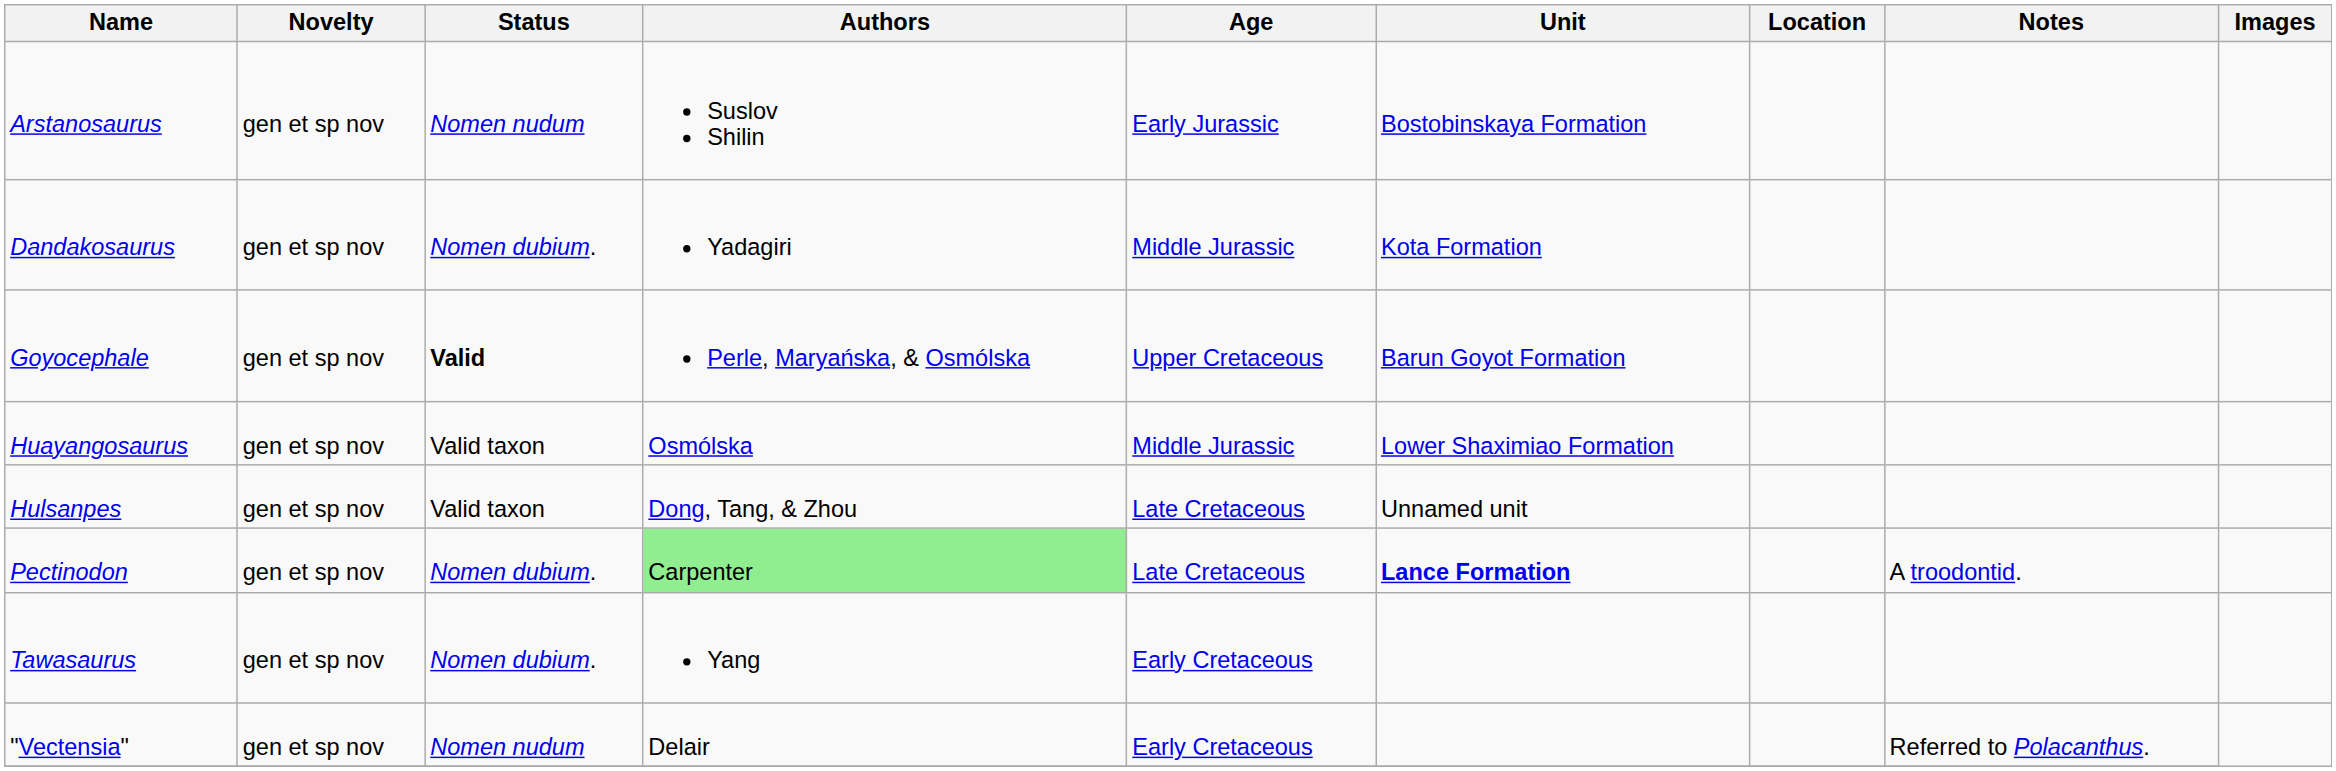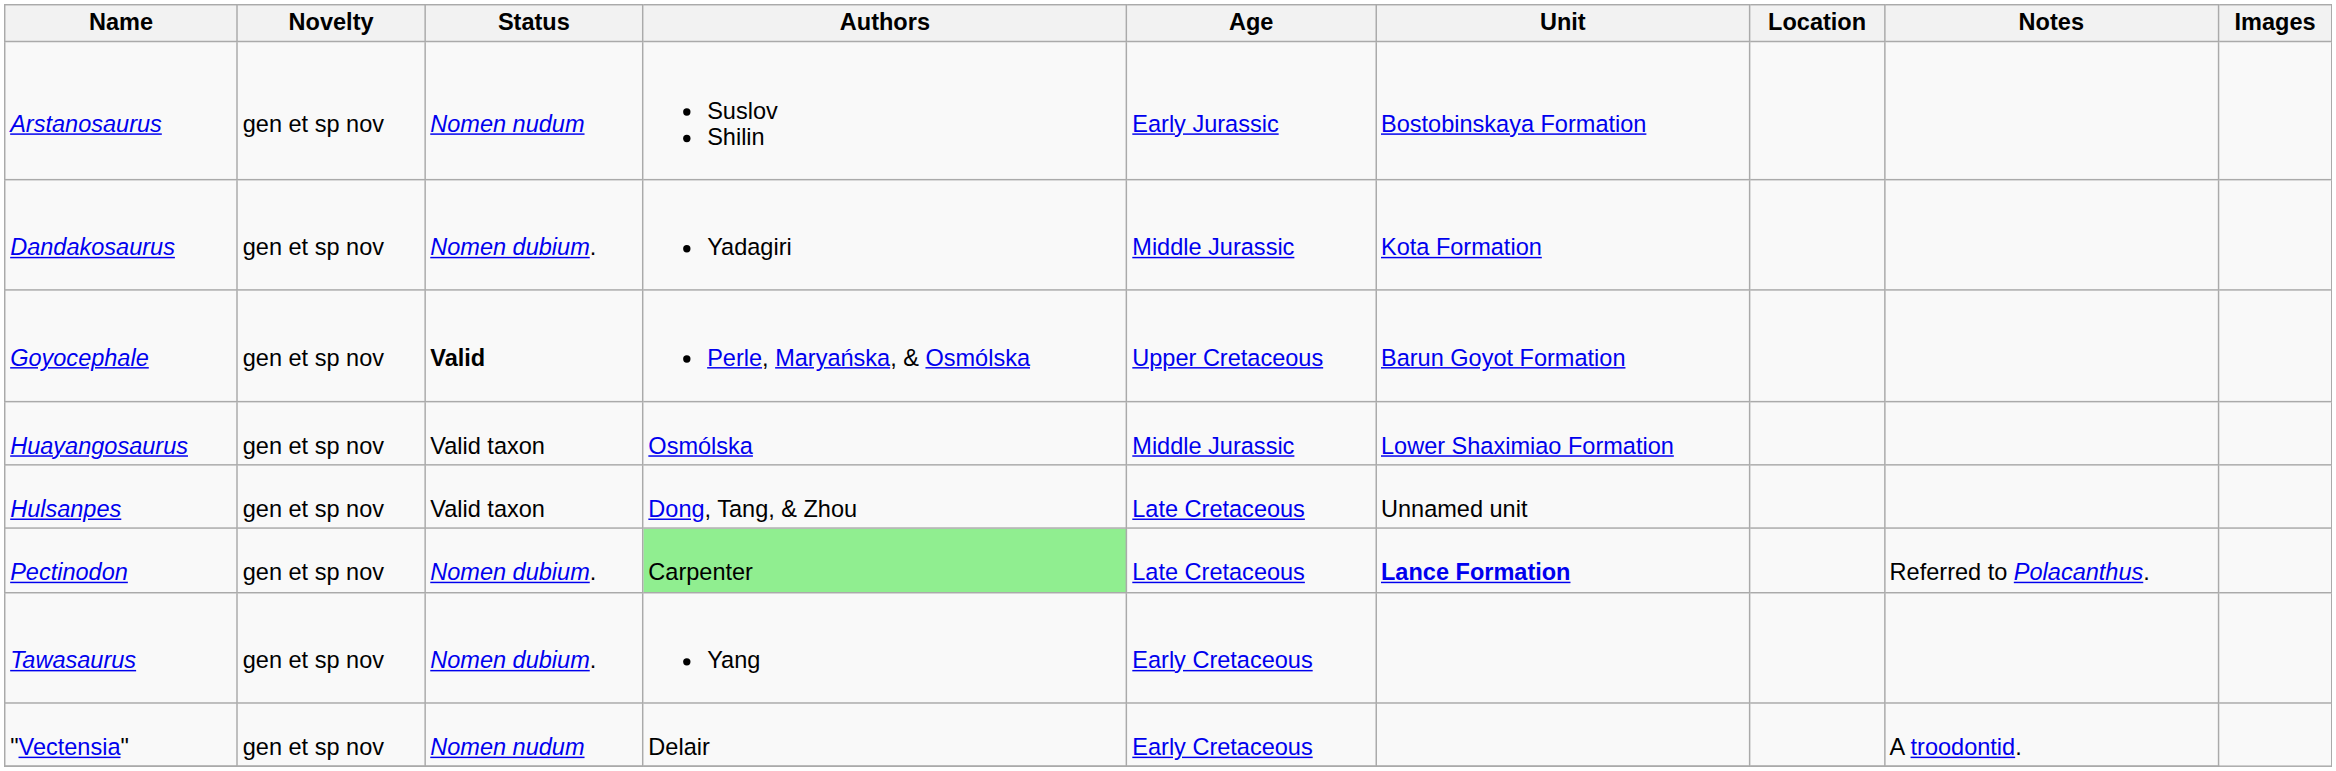(1956, 573) A troodontid. -> (2020, 573) Referred to Polacanthus.
(2020, 747) Referred to Polacanthus. -> (1956, 747) A troodontid.
